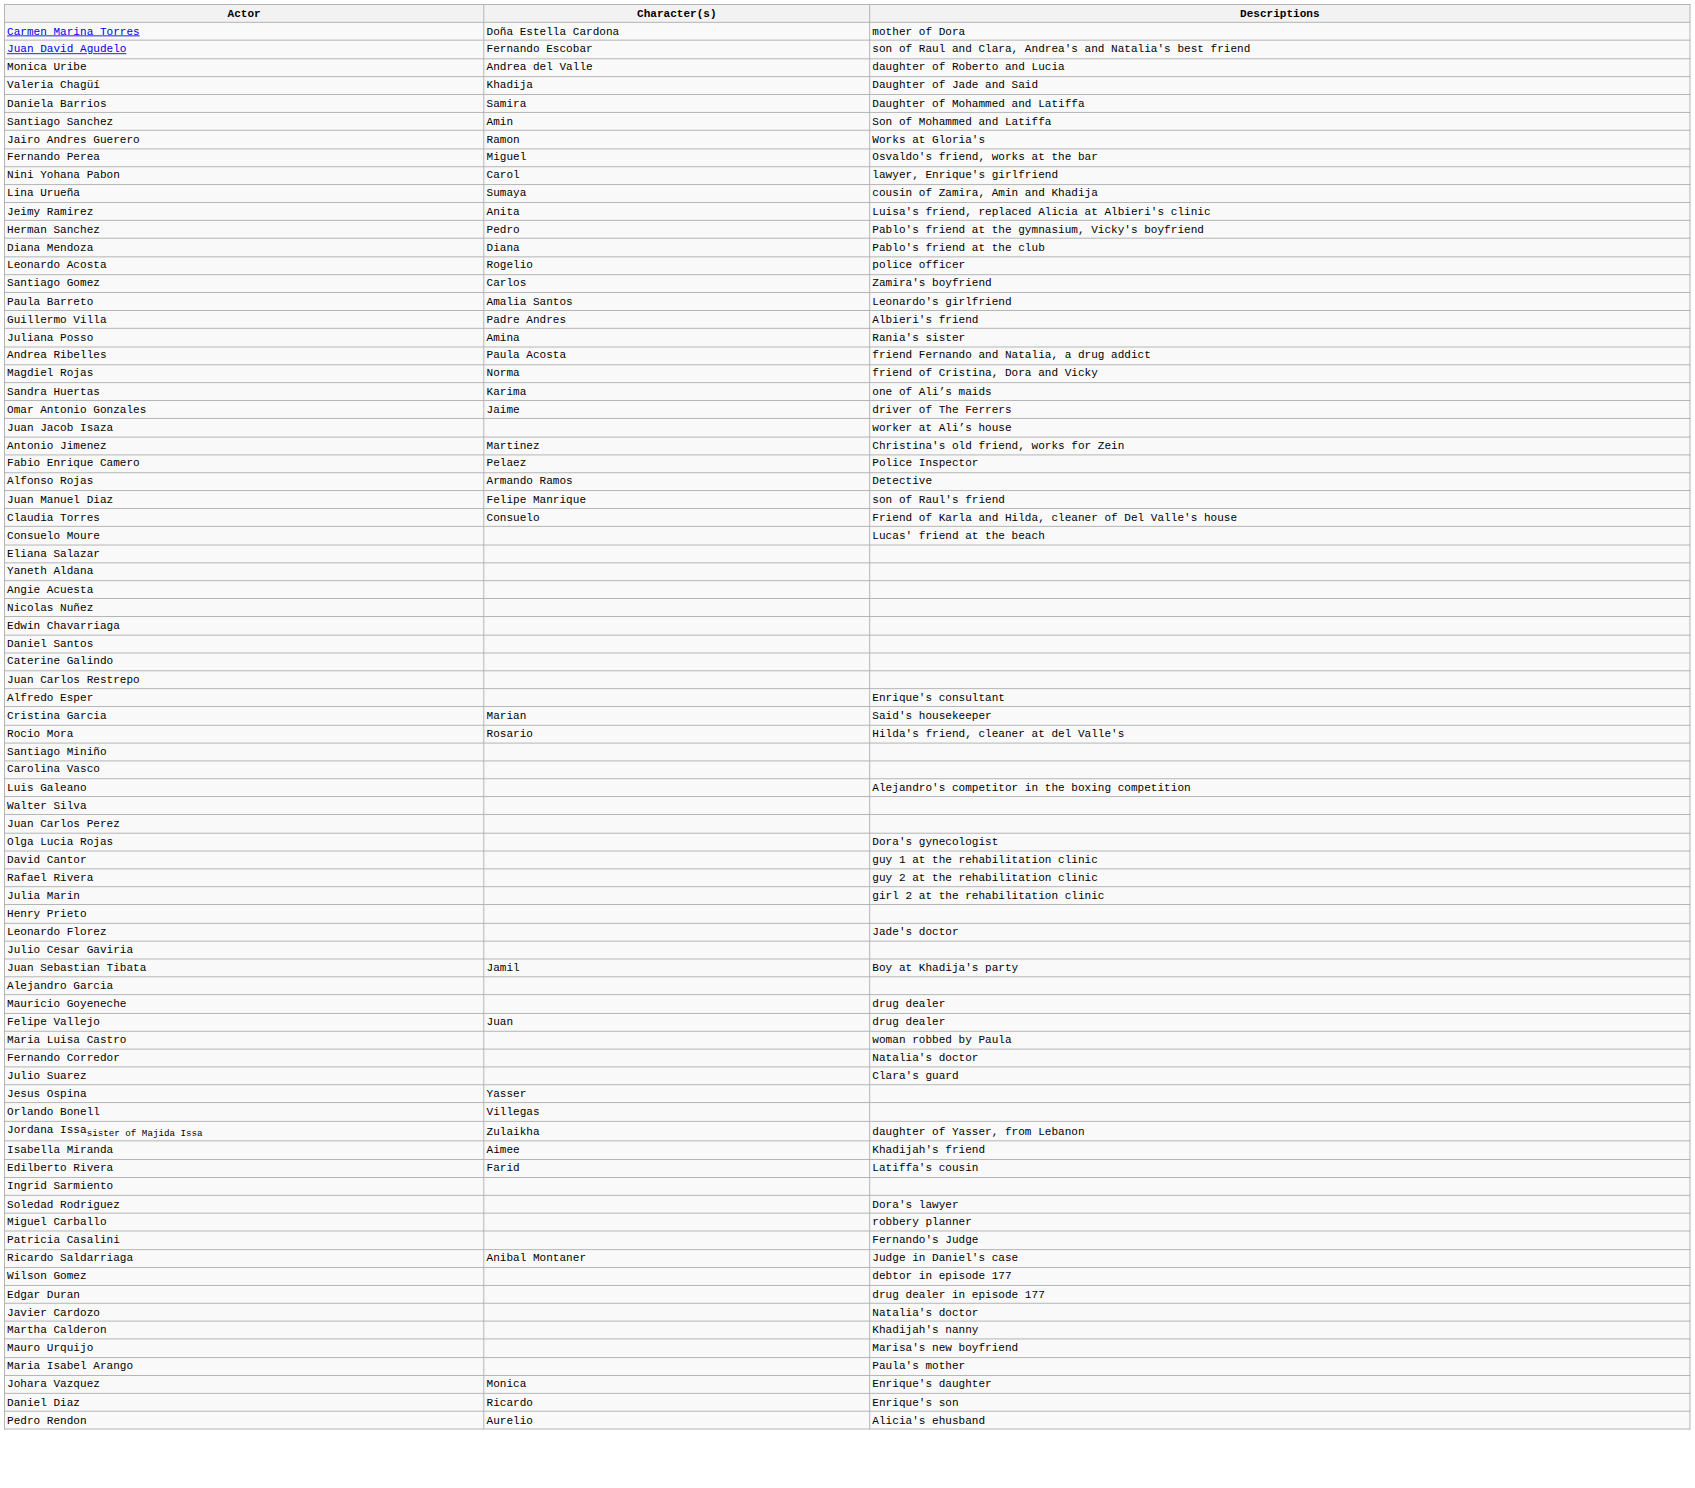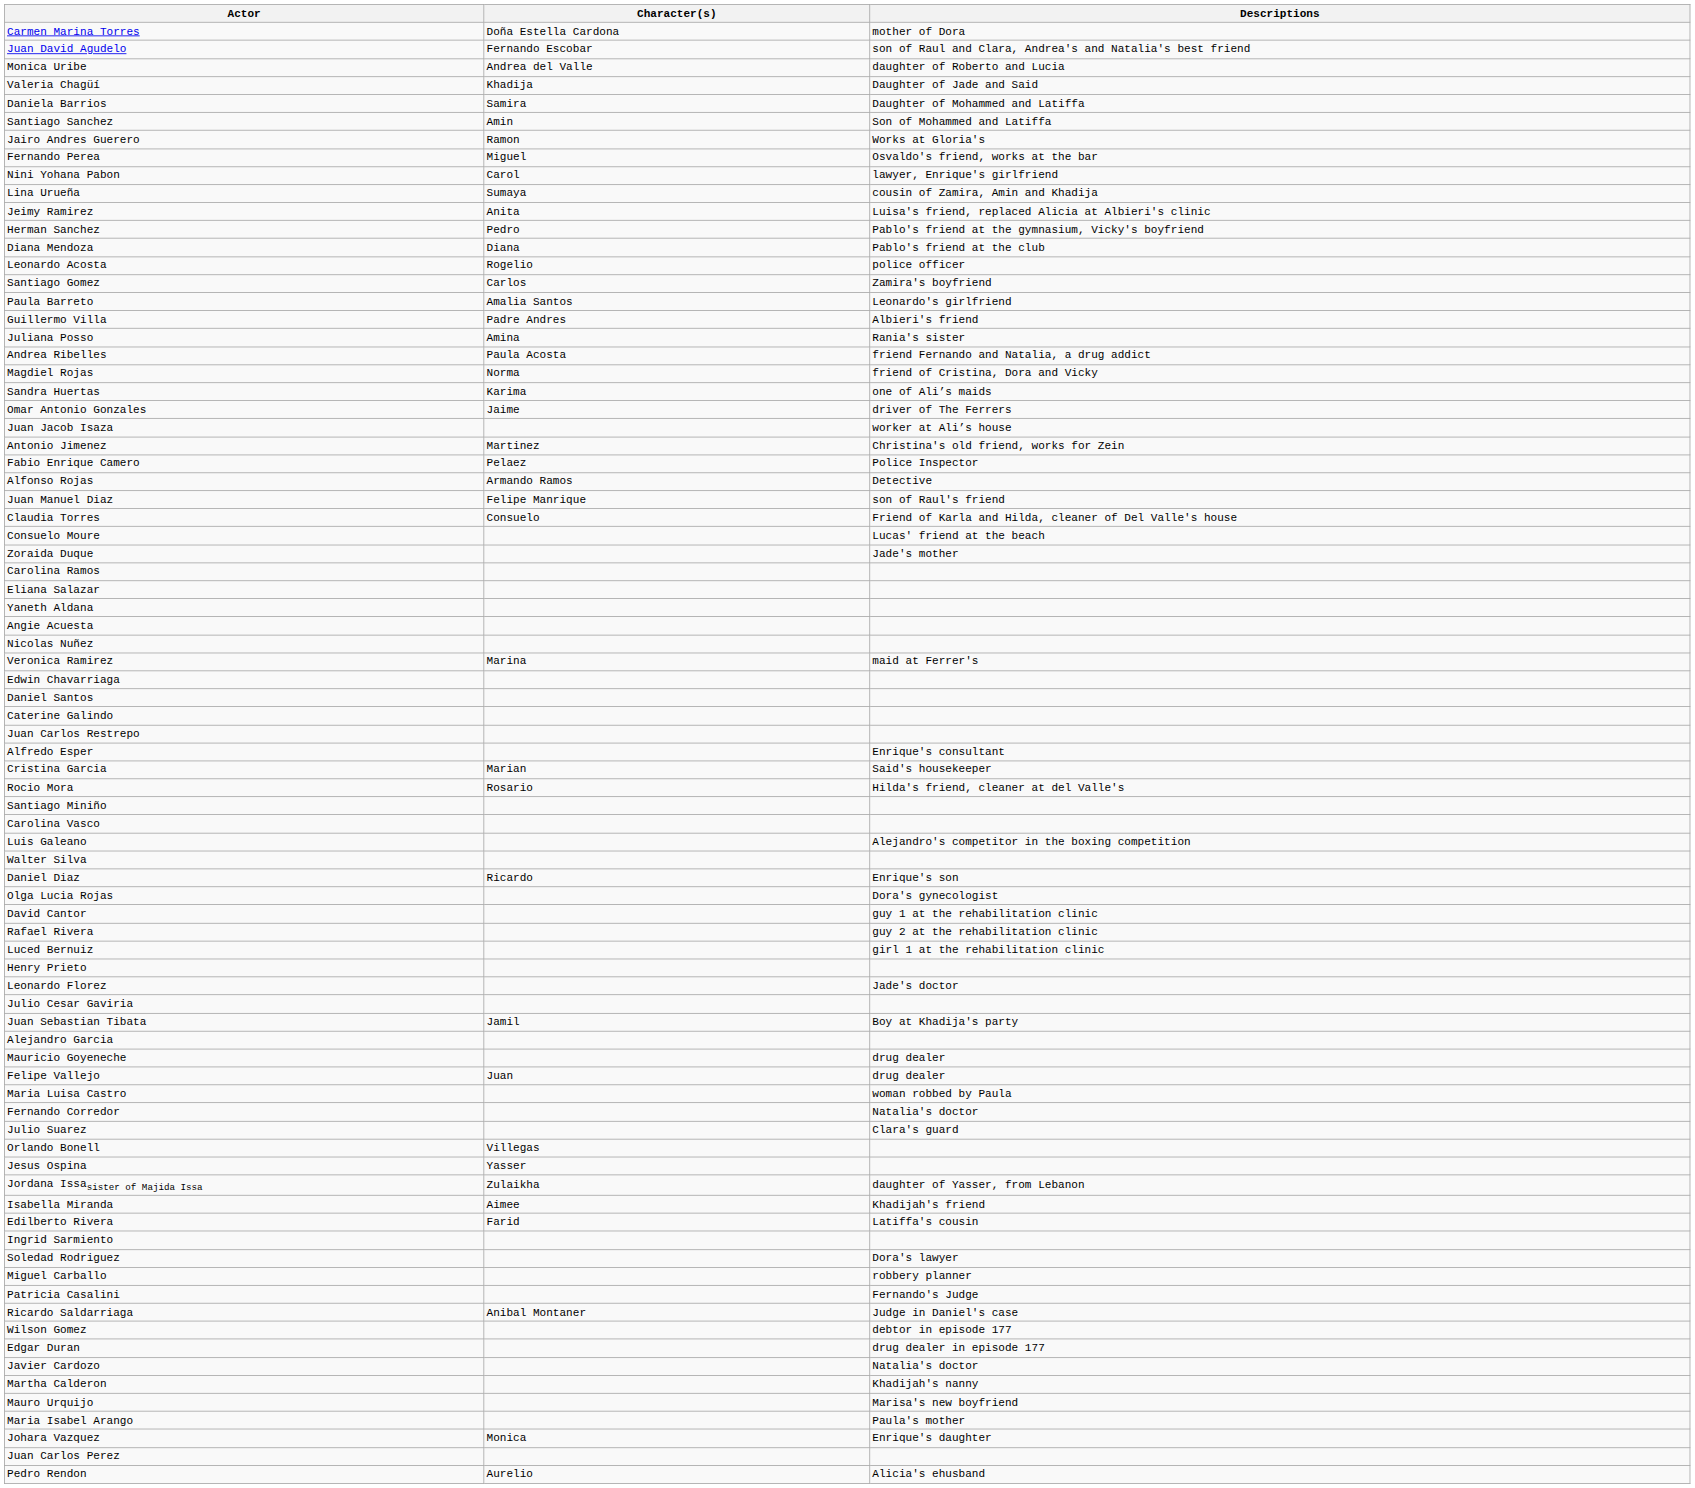+ row: (50, 554)
+ row: (53, 572)
+ row: (60, 662)
rows swapped: (63, 824) <-> (44, 1402)
+ row: (50, 950)
- row: (44, 896)
rows swapped: (53, 1112) <-> (47, 1094)
